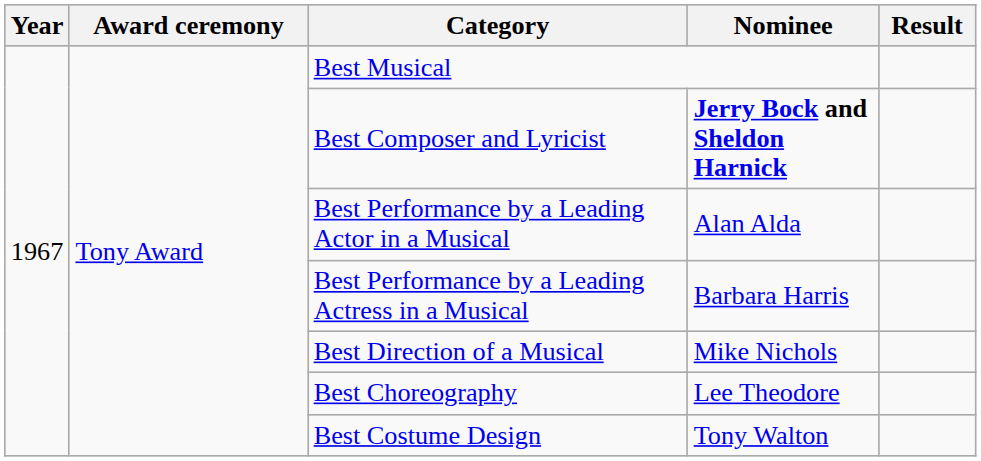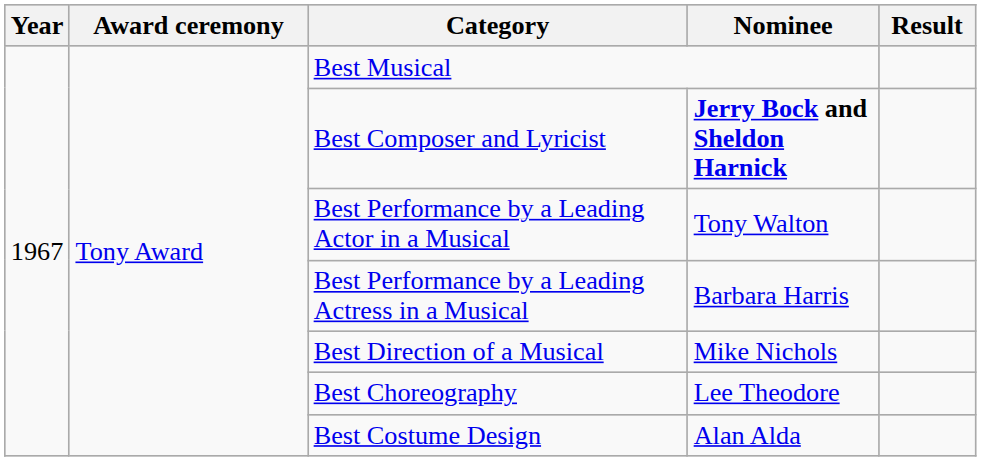(747, 223) Alan Alda -> (761, 223) Tony Walton
(761, 434) Tony Walton -> (747, 434) Alan Alda
